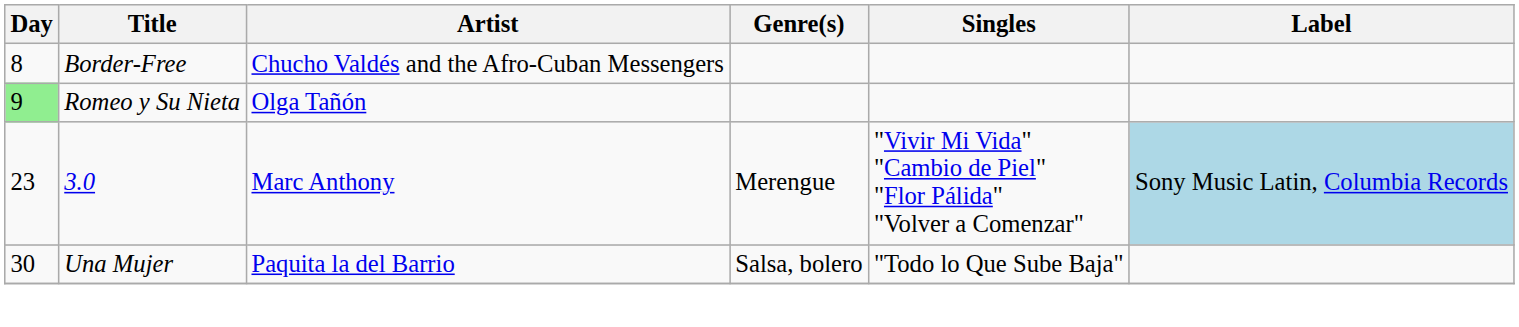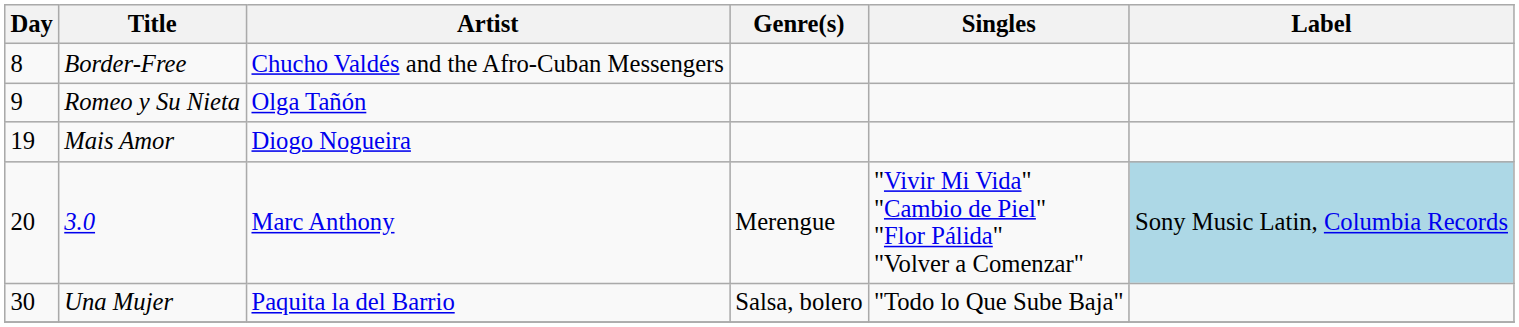(17, 102) lightgreen background -> (17, 102) no background
+ row: (119, 141)
(23, 182) 23 -> (23, 221) 20
